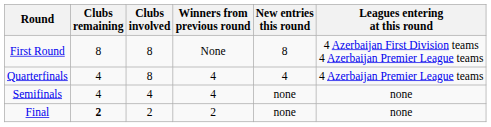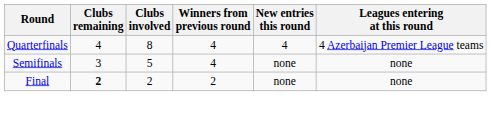- row: (37, 51)
(98, 94) 4 -> (98, 63) 3
(150, 94) 4 -> (150, 63) 5
